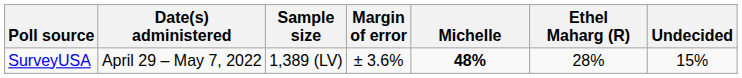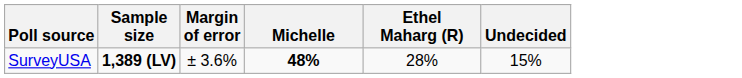- column: (182, 26)
(306, 61) normal -> (139, 61) bold
